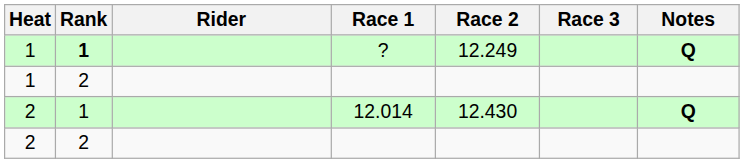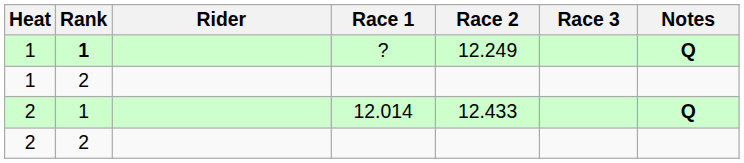(488, 111) 12.430 -> (488, 111) 12.433
